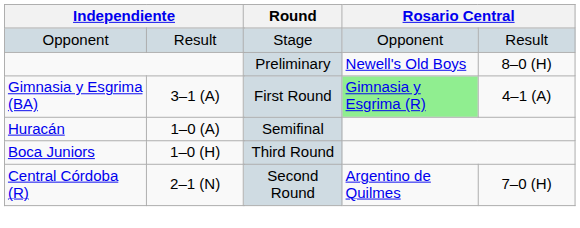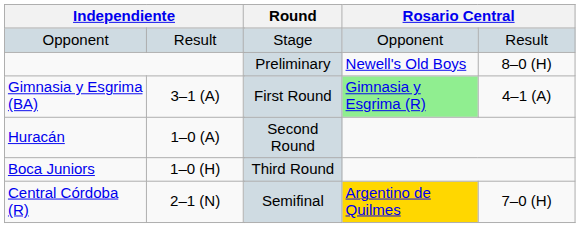(293, 128) Semifinal -> (293, 137) Second Round
(293, 184) Second Round -> (293, 201) Semifinal
(388, 184) no background -> (388, 201) gold background
